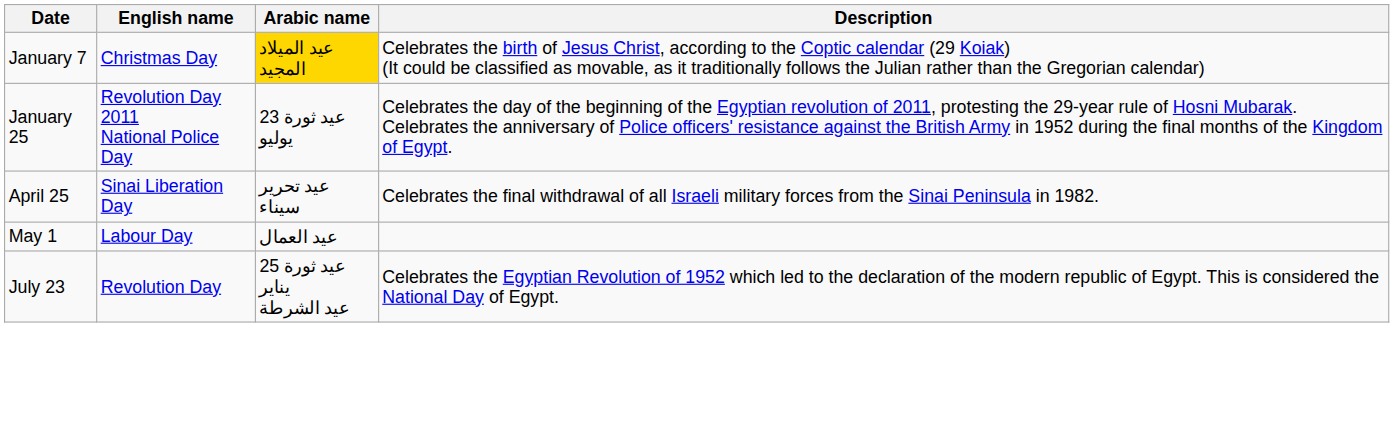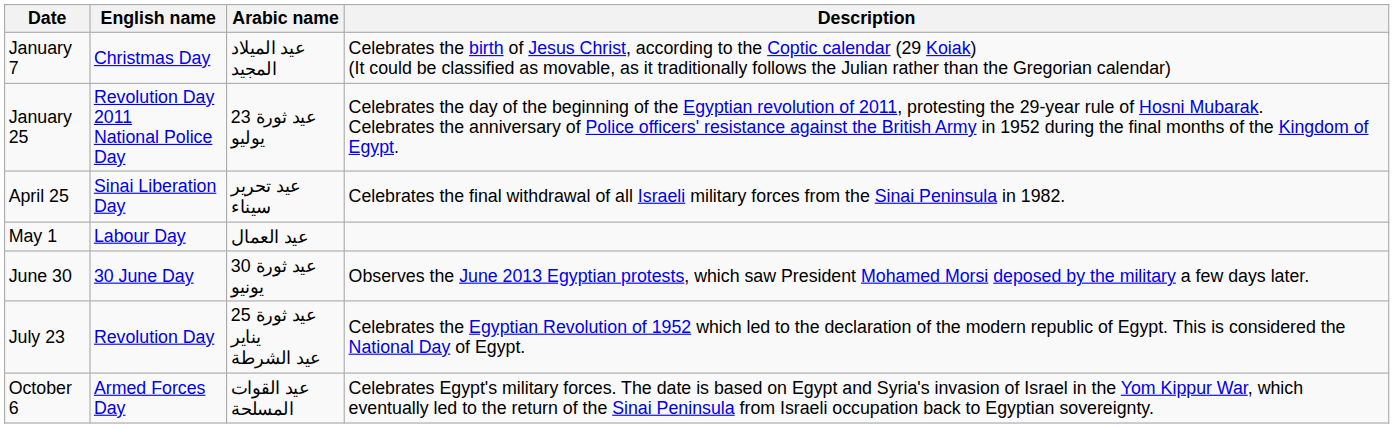(297, 58) gold background -> (268, 58) no background
+ row: (40, 275)
+ row: (40, 397)
